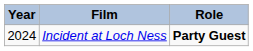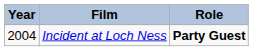(22, 35) 2024 -> (22, 35) 2004
